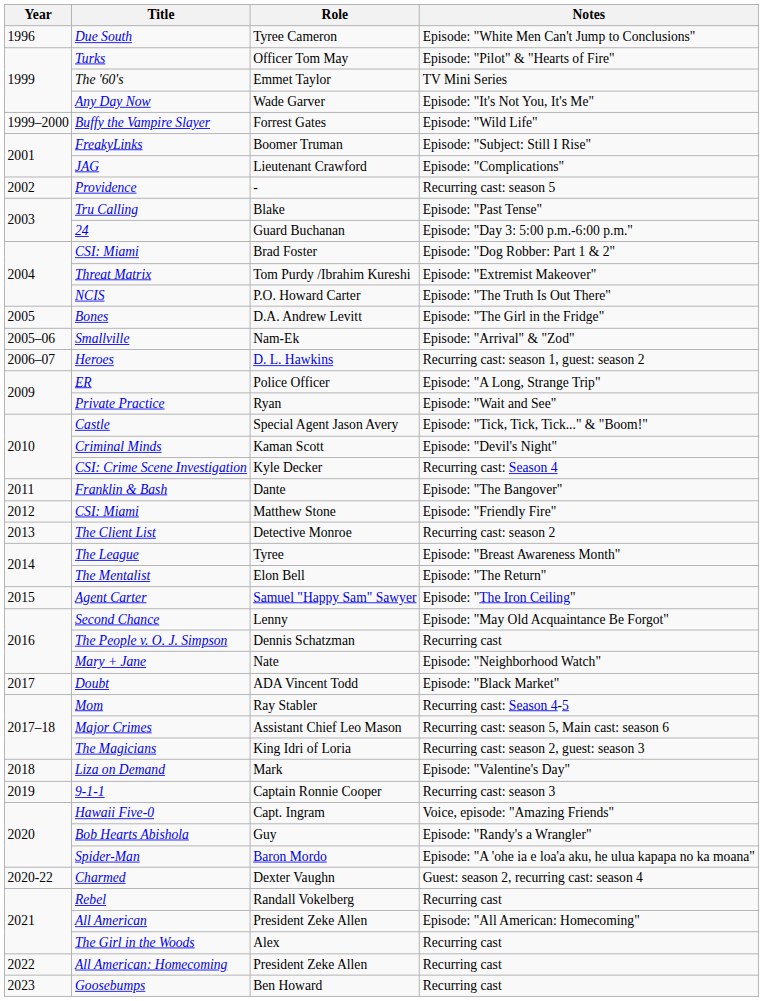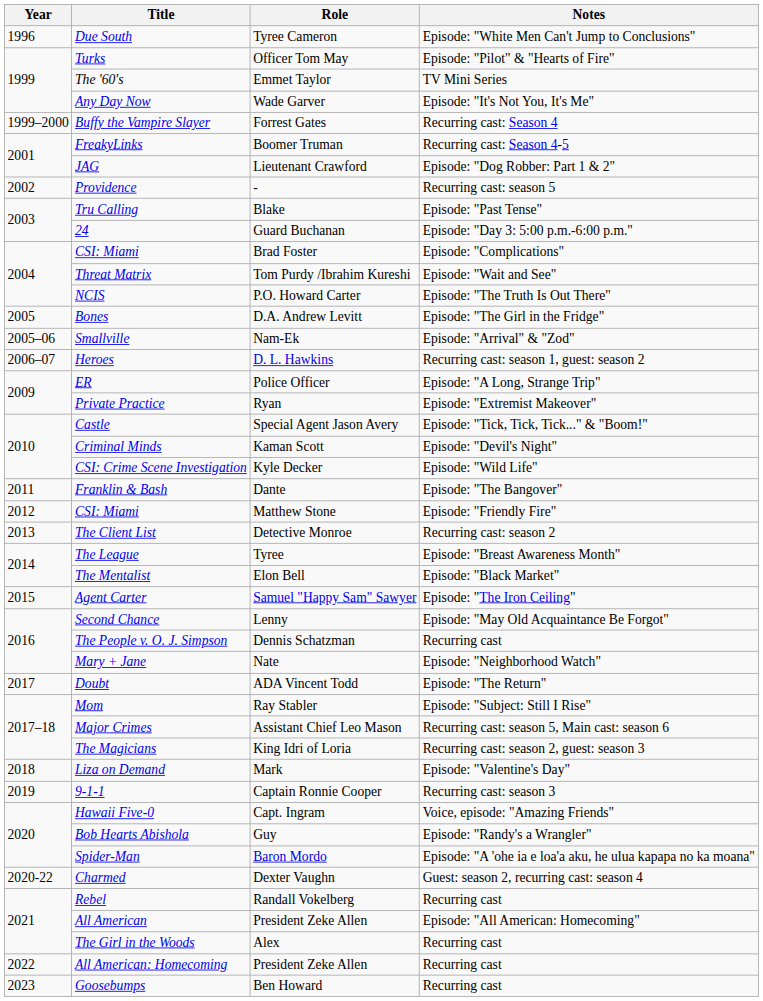(480, 123) Episode: "Wild Life" -> (490, 123) Recurring cast: Season 4
(507, 144) Episode: "Subject: Still I Rise" -> (496, 144) Recurring cast: Season 4-5
(493, 166) Episode: "Complications" -> (519, 166) Episode: "Dog Robber: Part 1 & 2"
(519, 252) Episode: "Dog Robber: Part 1 & 2" -> (493, 252) Episode: "Complications"
(509, 274) Episode: "Extremist Makeover" -> (489, 274) Episode: "Wait and See"
(489, 403) Episode: "Wait and See" -> (509, 403) Episode: "Extremist Makeover"
(490, 468) Recurring cast: Season 4 -> (480, 468) Episode: "Wild Life"
(485, 576) Episode: "The Return" -> (491, 576) Episode: "Black Market"
(491, 683) Episode: "Black Market" -> (485, 683) Episode: "The Return"
(496, 705) Recurring cast: Season 4-5 -> (507, 705) Episode: "Subject: Still I Rise"
